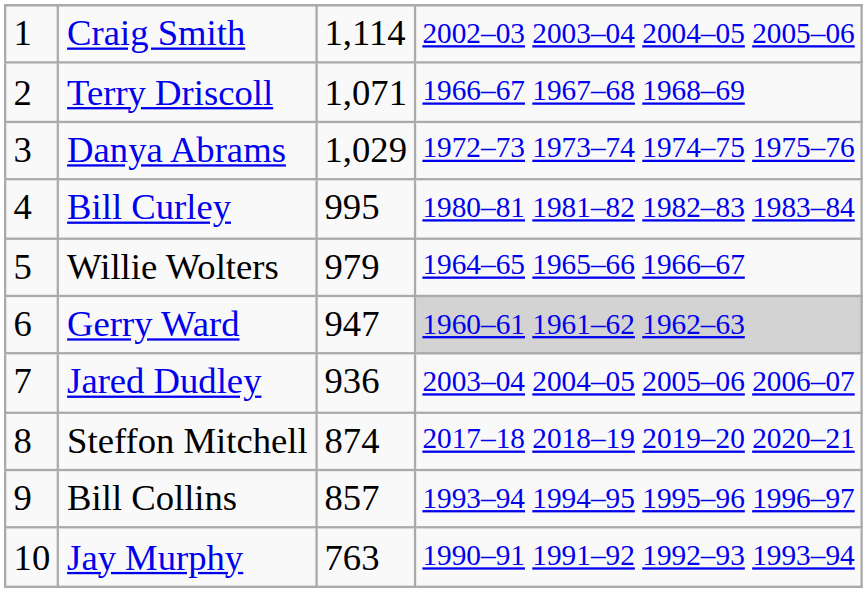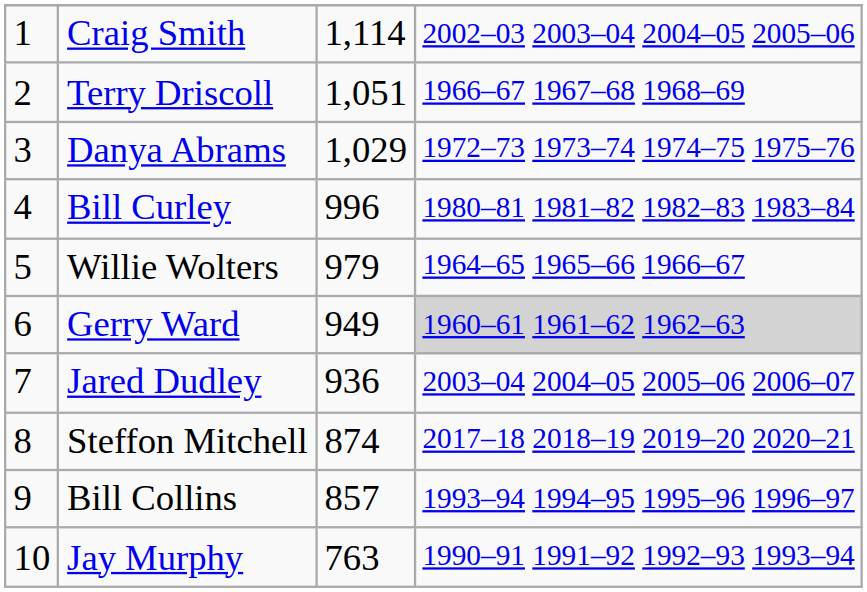(366, 91) 1,071 -> (366, 91) 1,051
(352, 207) 995 -> (352, 207) 996
(352, 324) 947 -> (352, 324) 949
